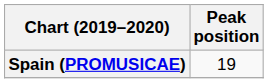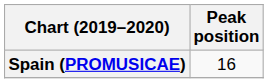(226, 63) 19 -> (226, 63) 16
